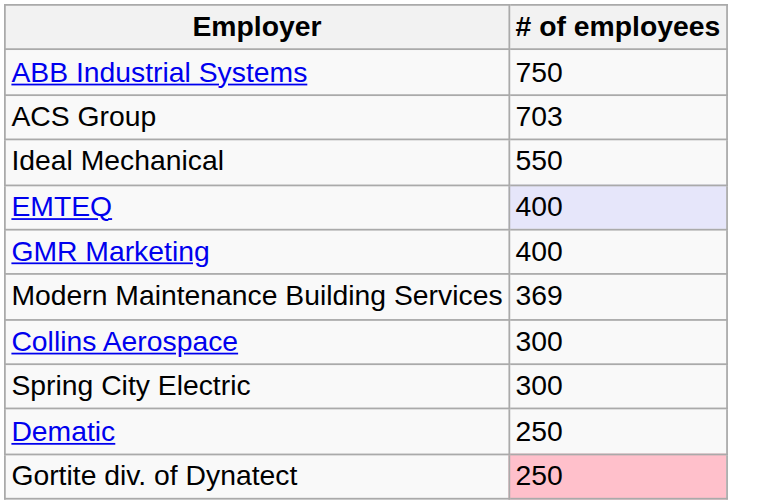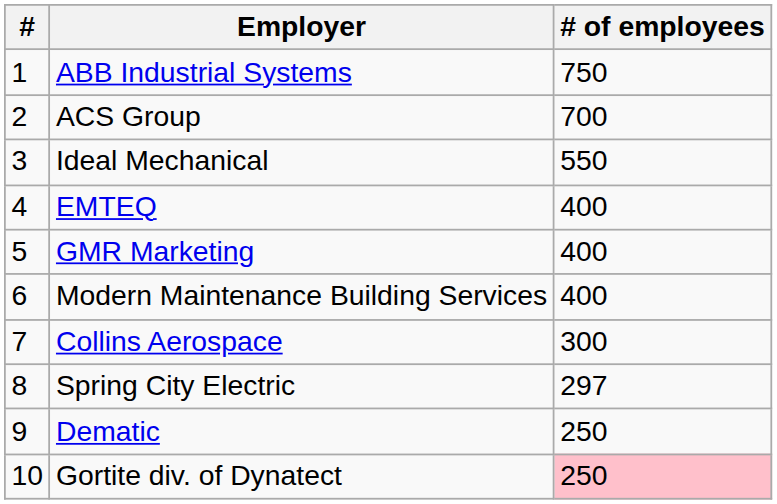+ column: (27, 26)
(539, 116) 703 -> (584, 116) 700
(539, 206) lavender background -> (584, 206) no background
(539, 296) 369 -> (584, 296) 400
(539, 386) 300 -> (584, 386) 297
